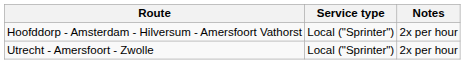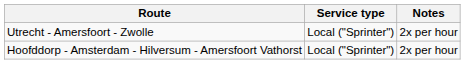rows swapped: (80, 50) <-> (154, 31)
